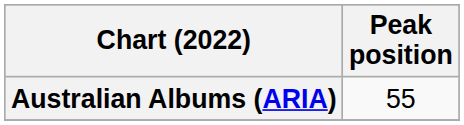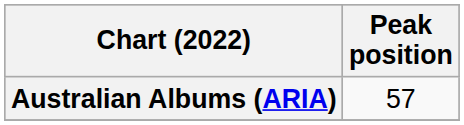(401, 98) 55 -> (401, 98) 57
